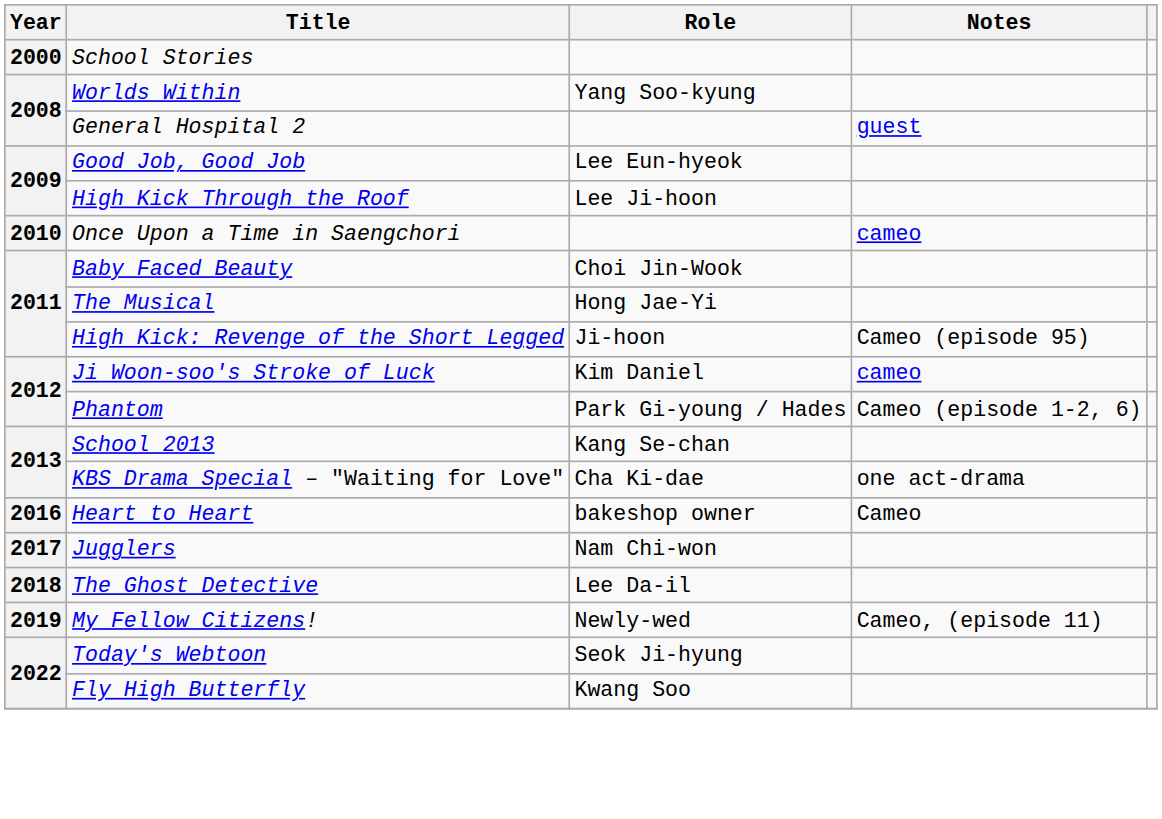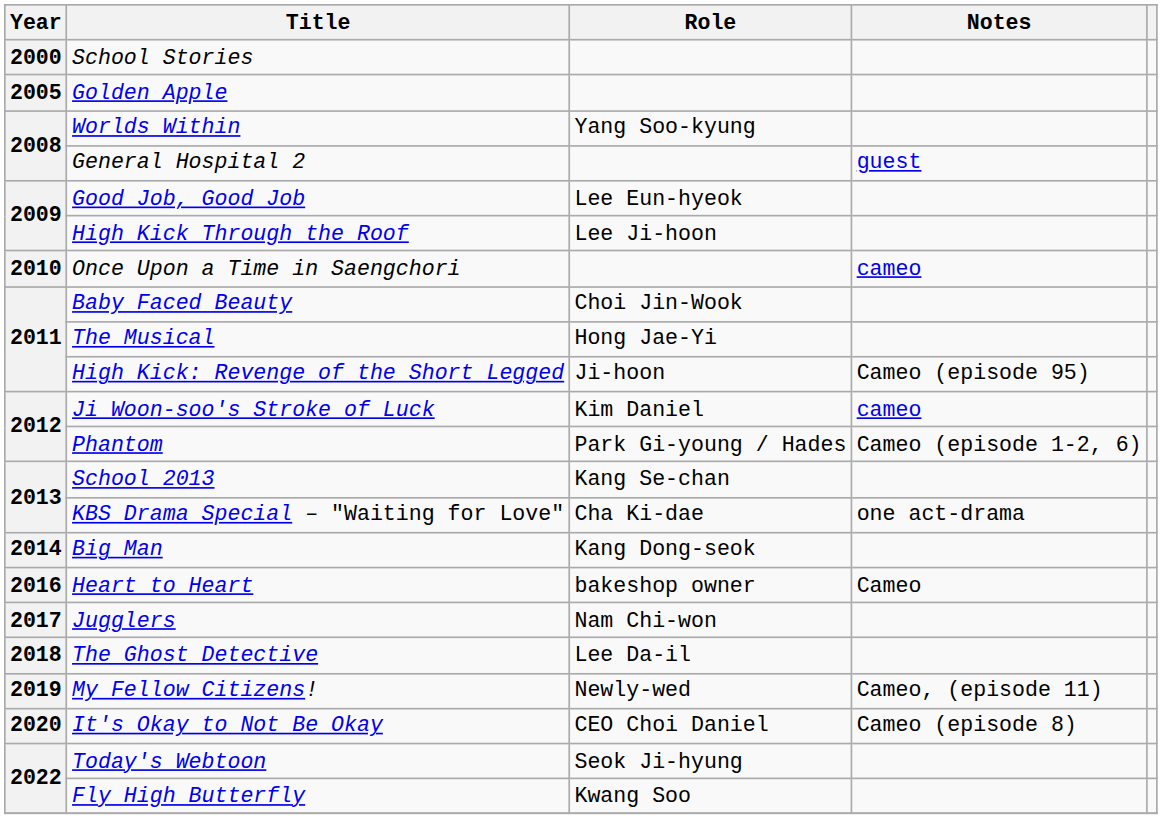+ row: (150, 93)
+ row: (117, 550)
+ row: (227, 726)
